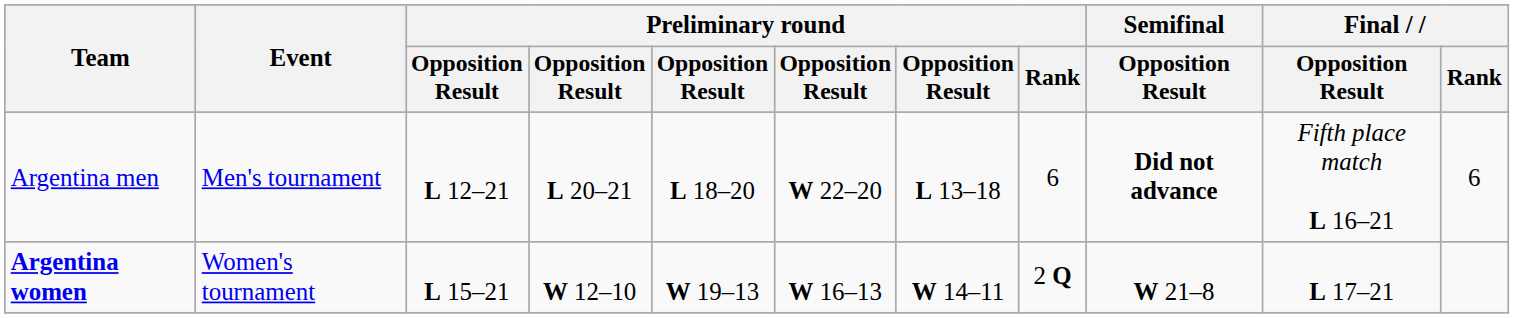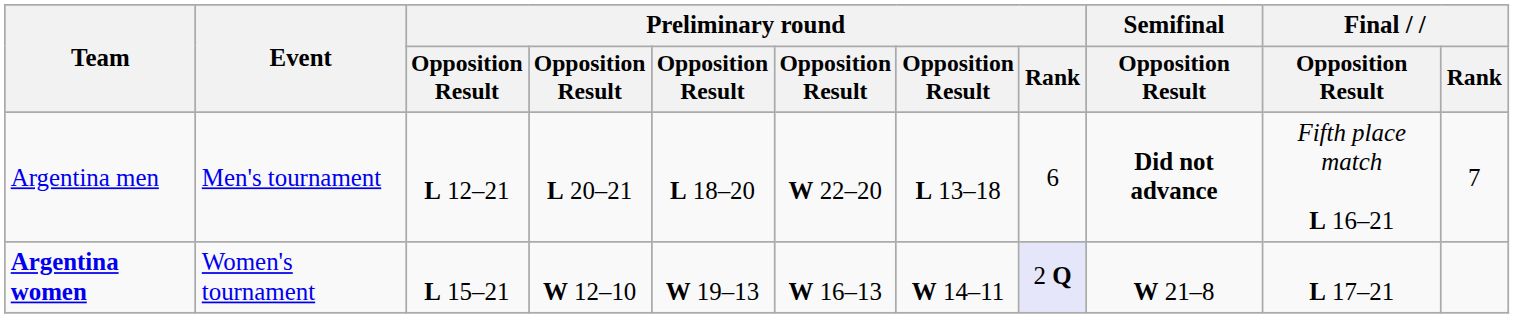(1474, 177) 6 -> (1474, 177) 7
(1053, 277) no background -> (1053, 277) lavender background
